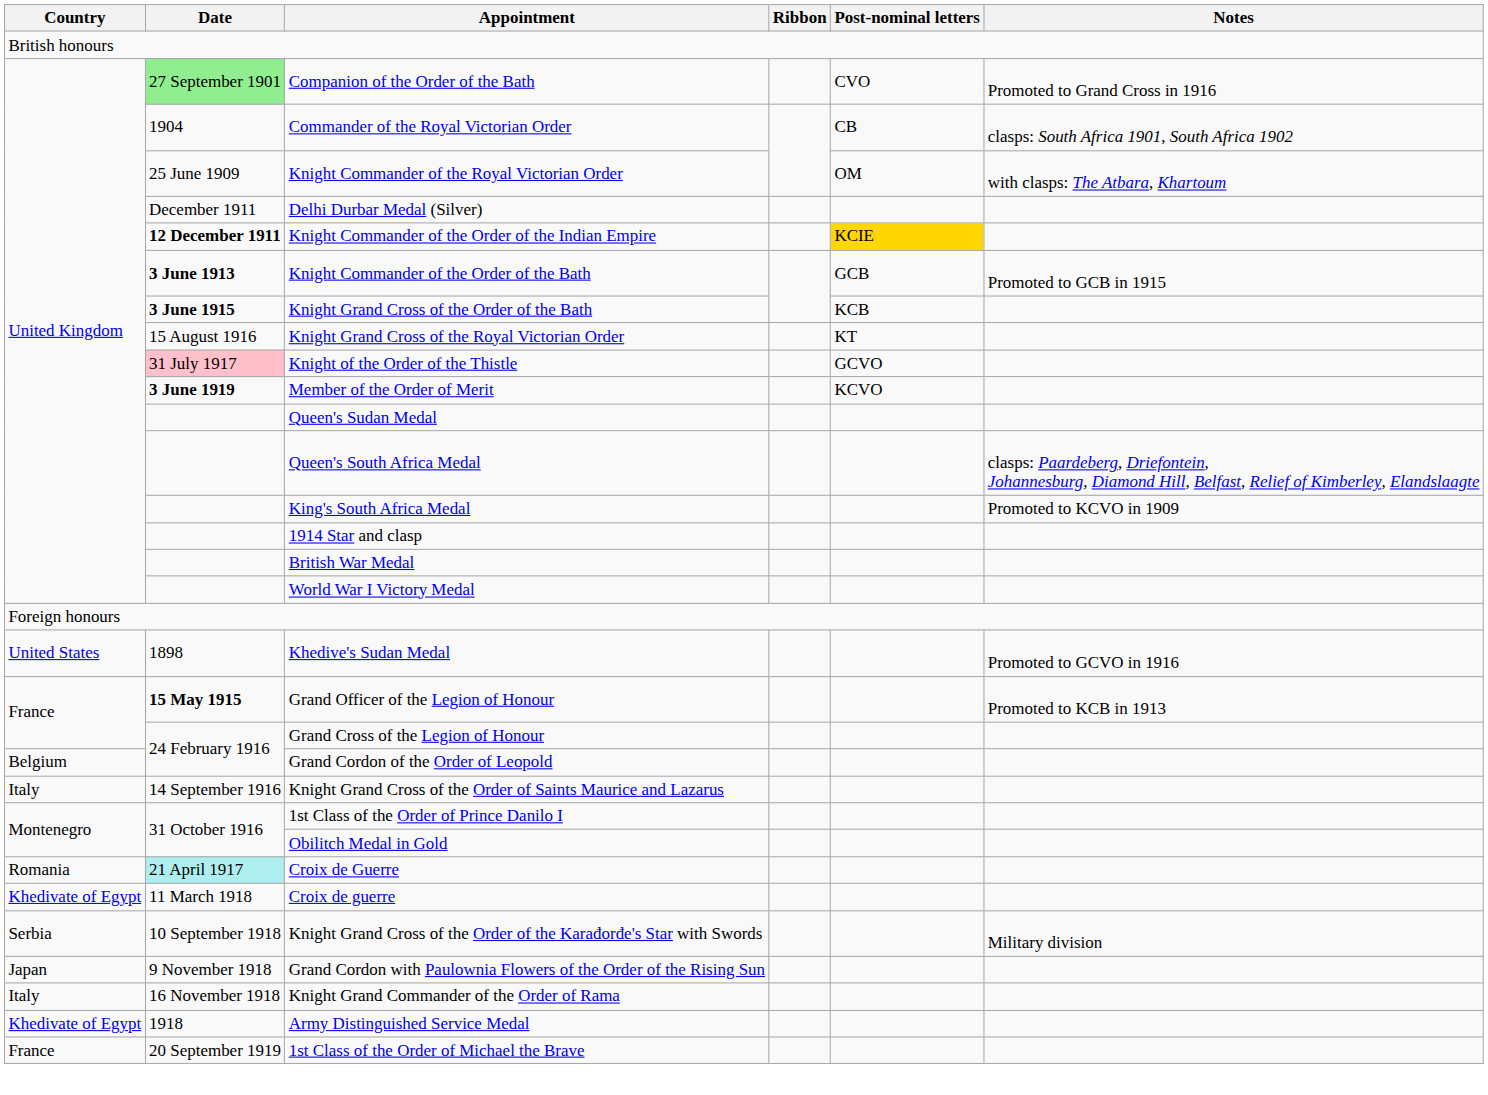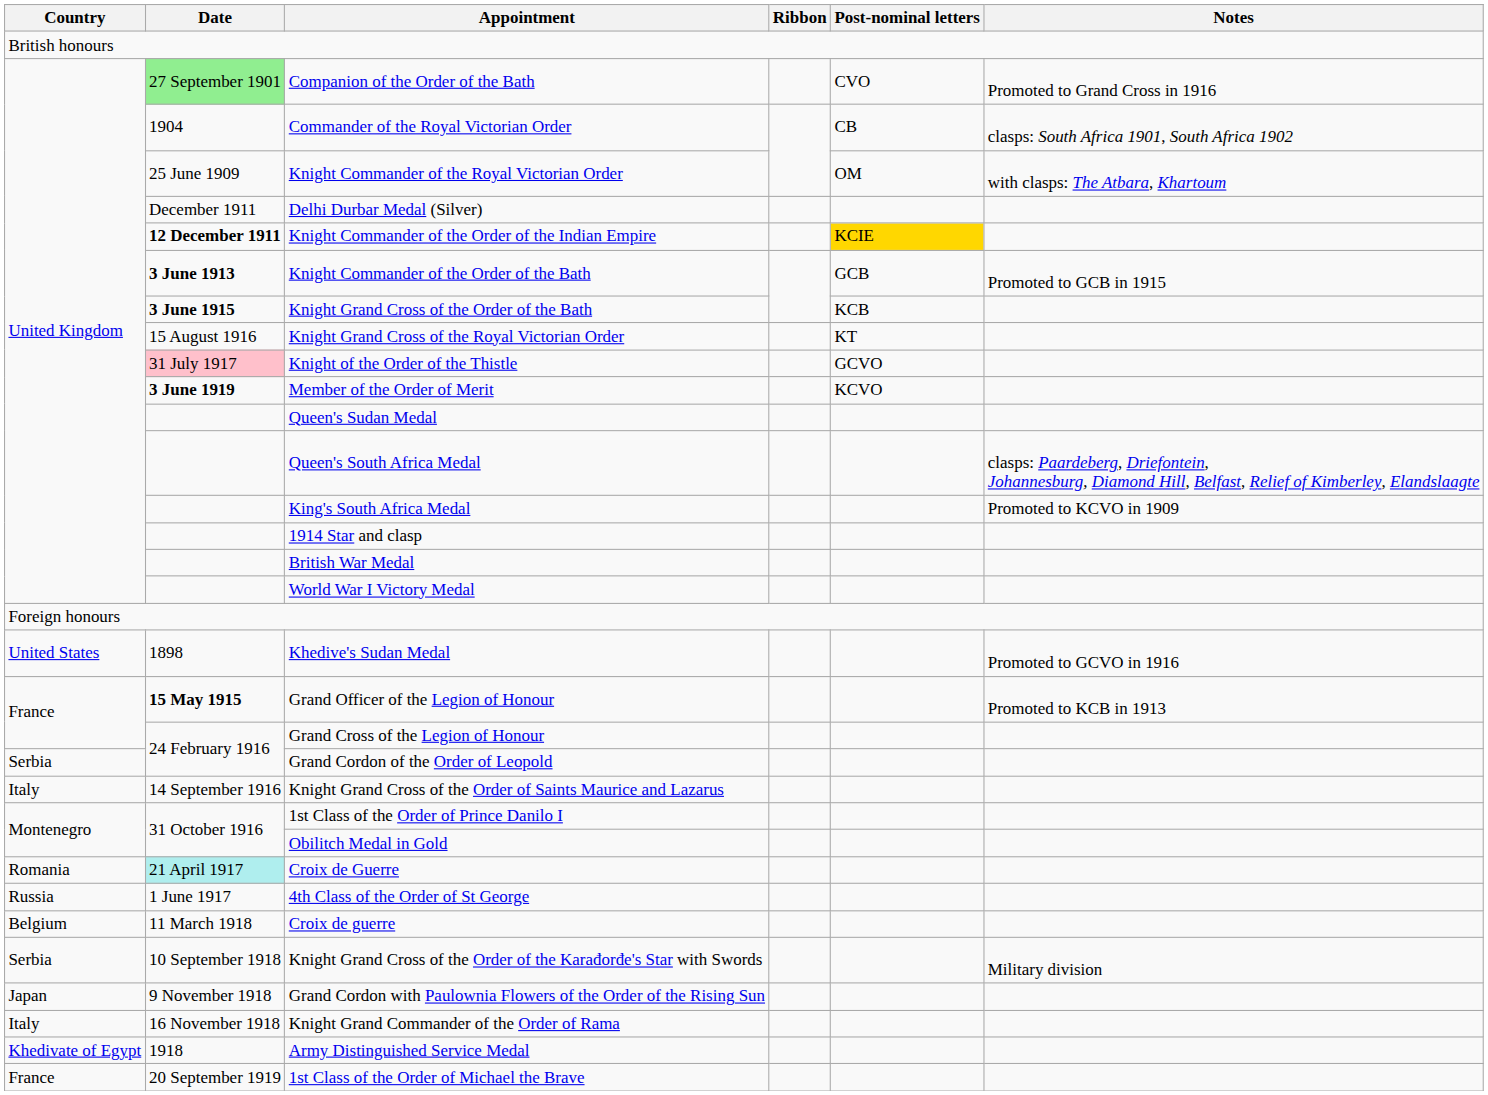(38, 762) Belgium -> (30, 762) Serbia
+ row: (409, 896)
(75, 896) Khedivate of Egypt -> (38, 923) Belgium
